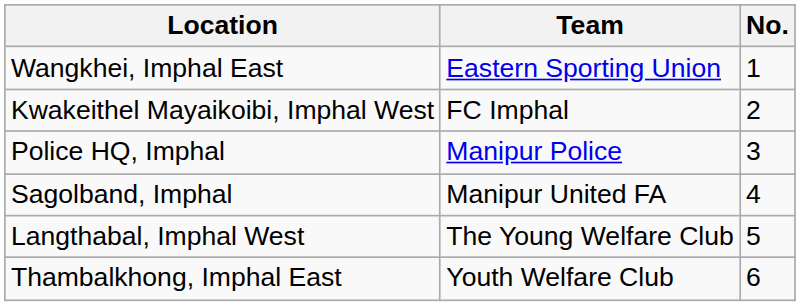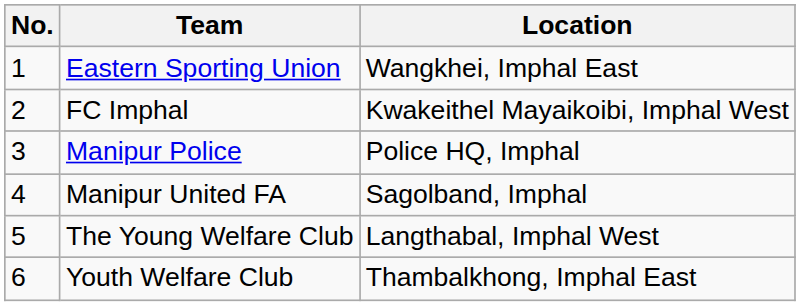columns swapped: (767, 25) <-> (223, 25)
